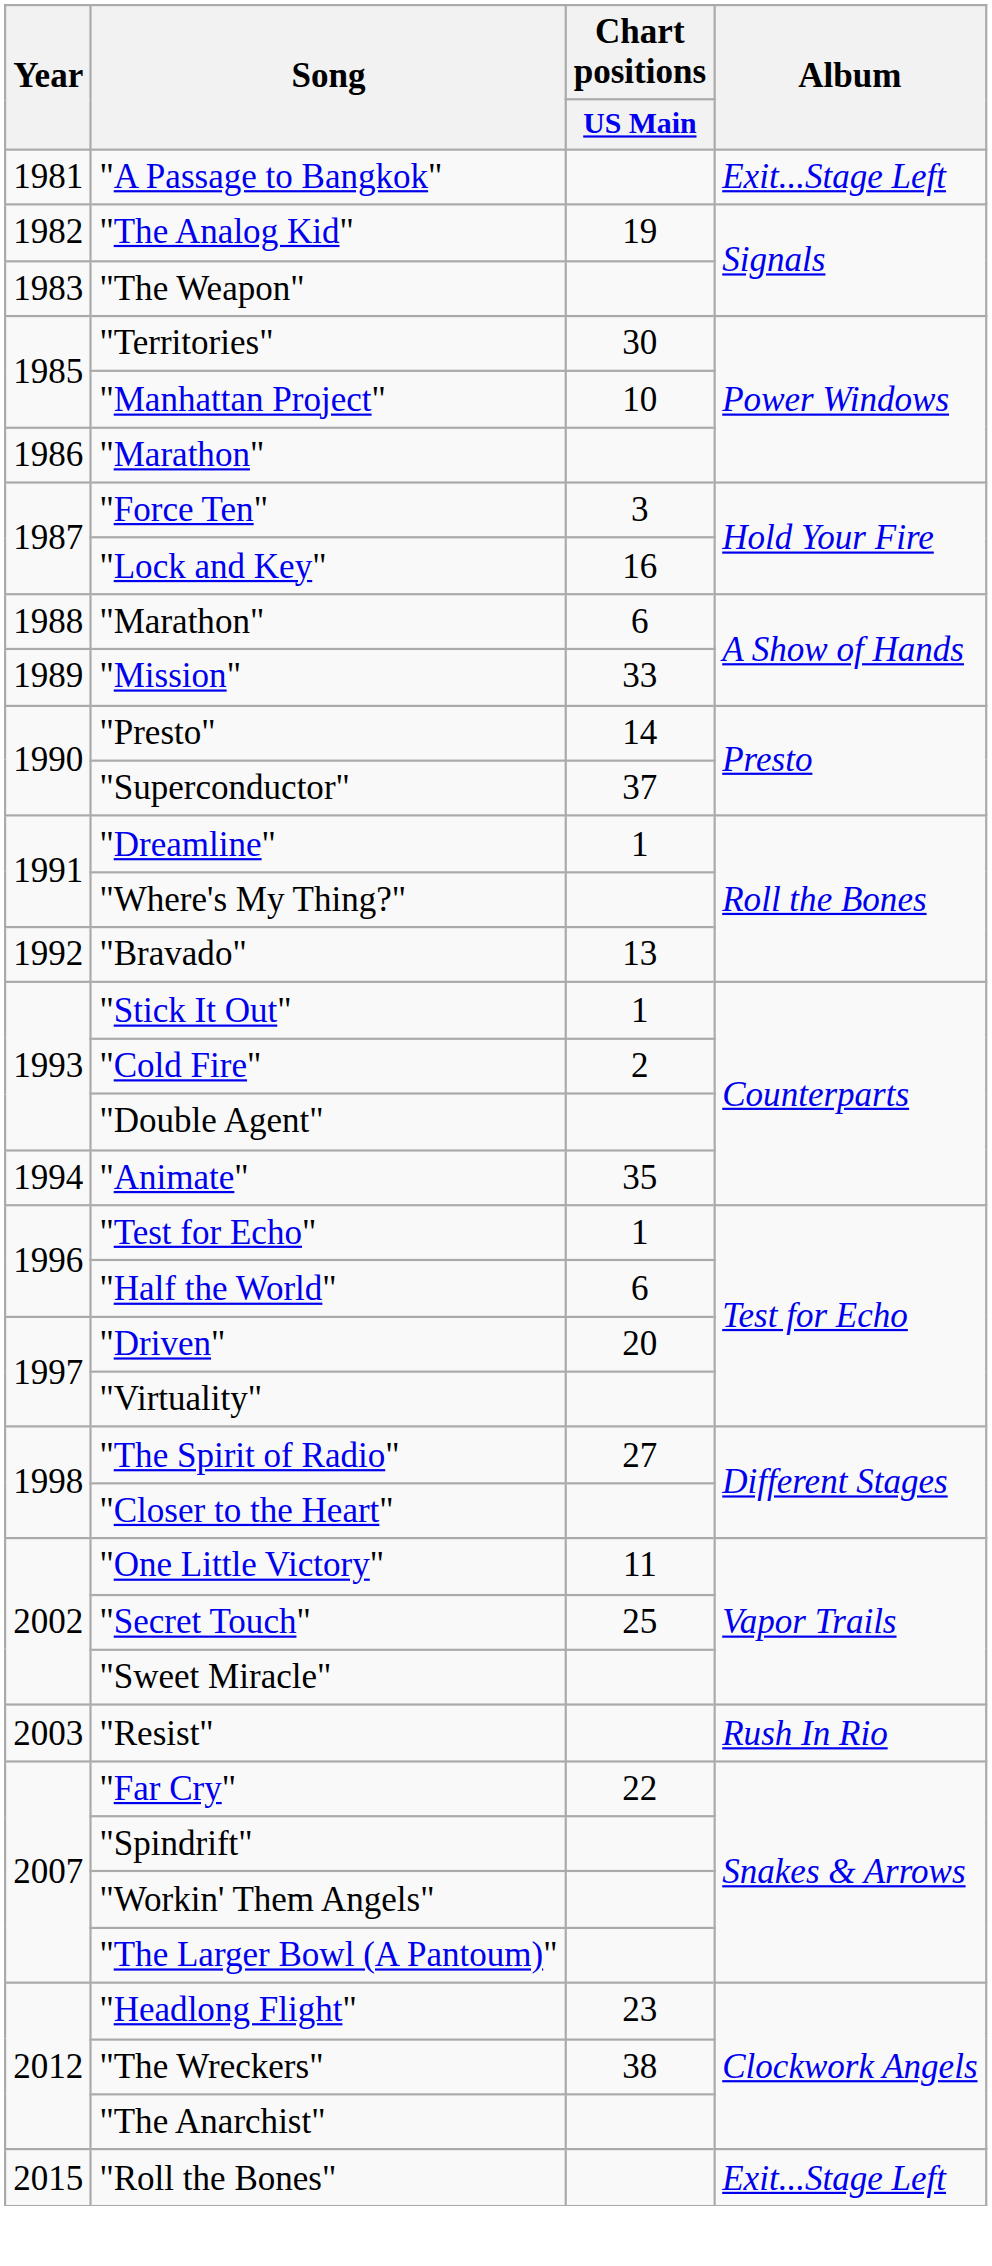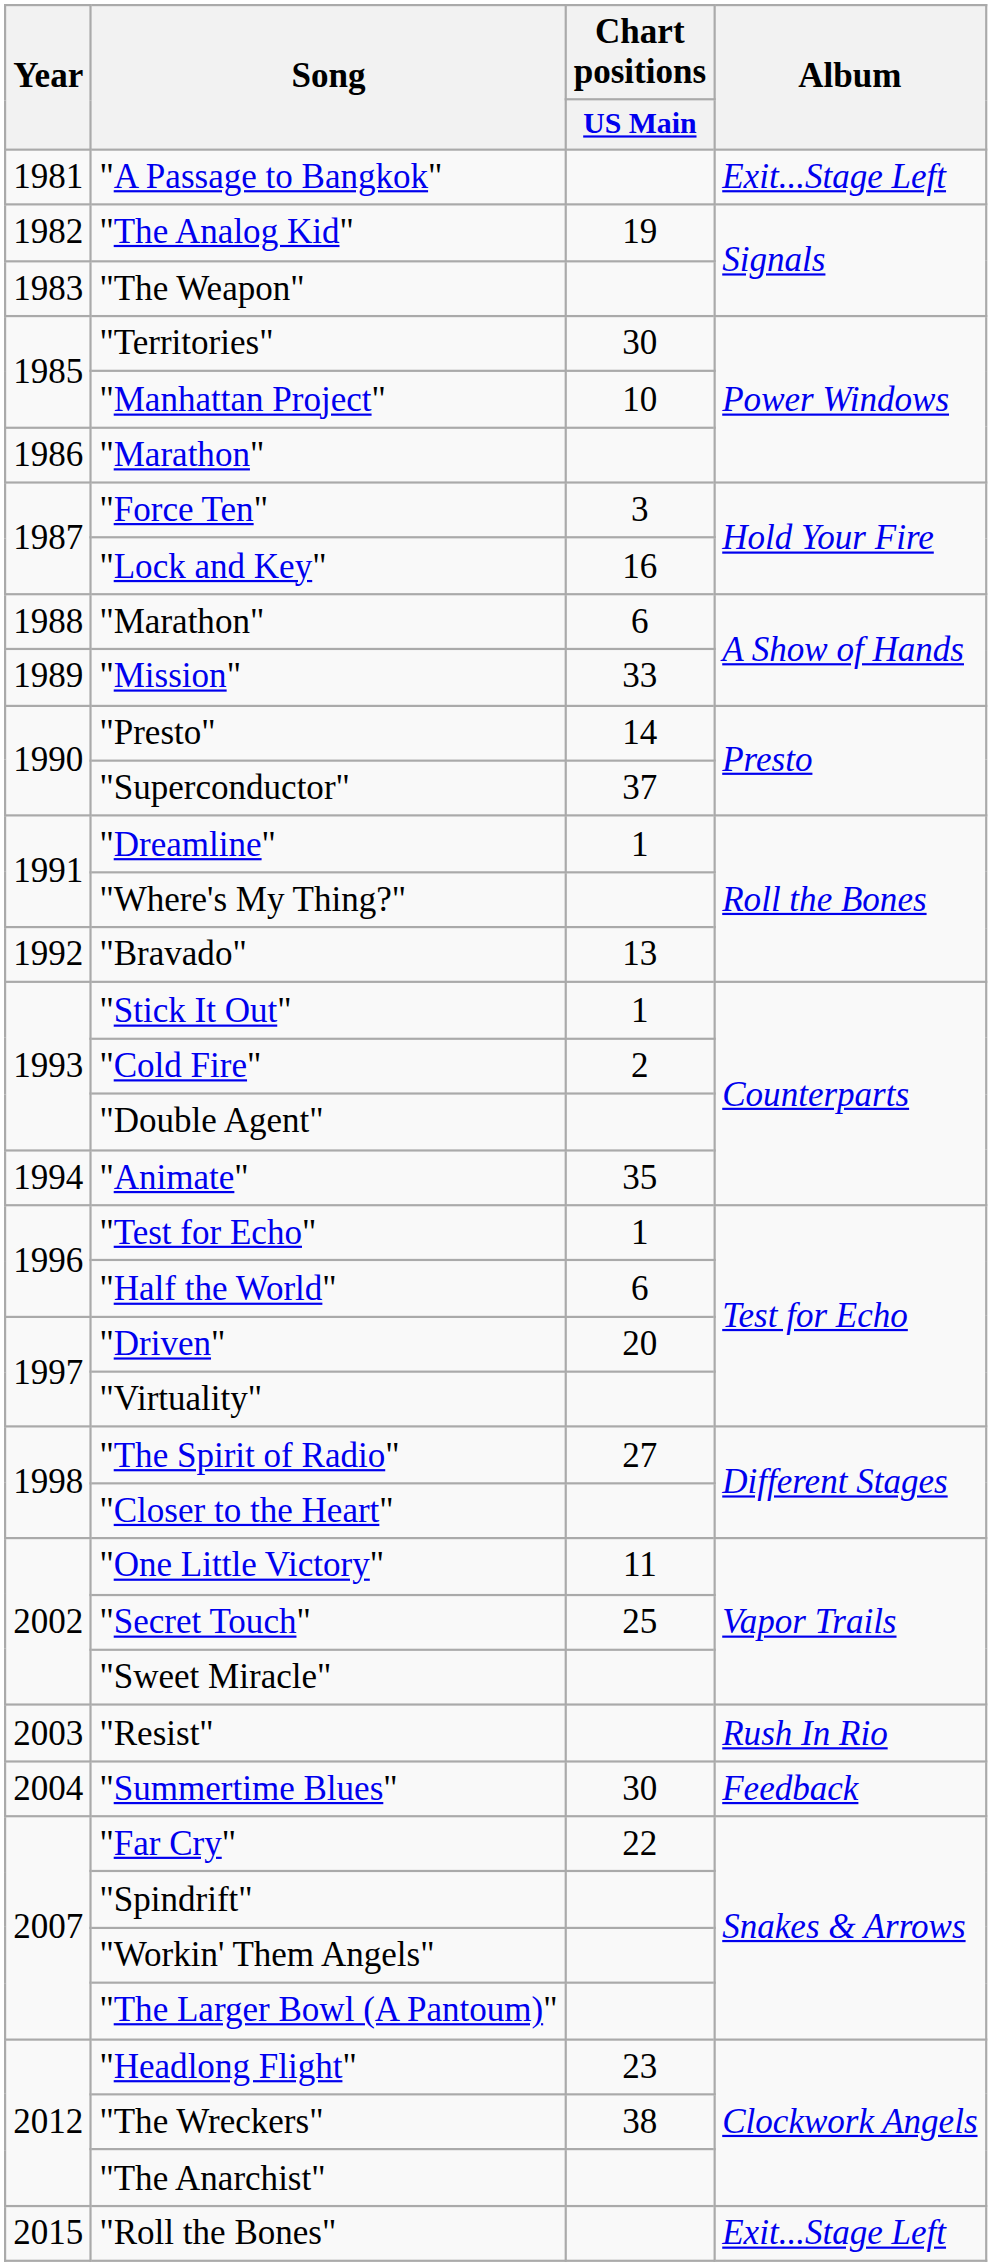+ row: (48, 1787)
